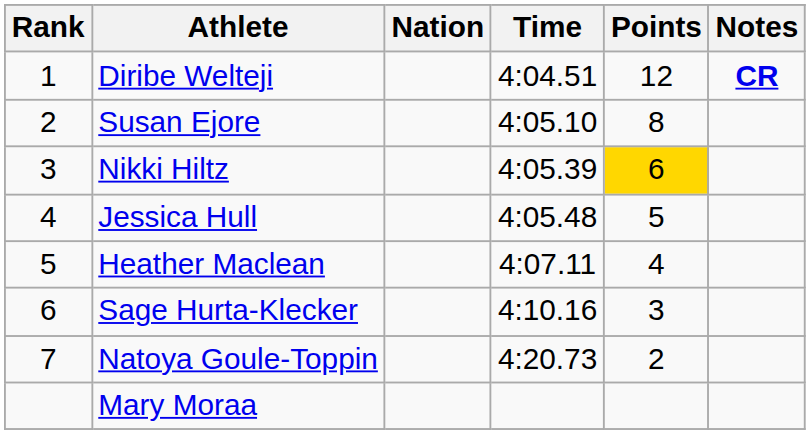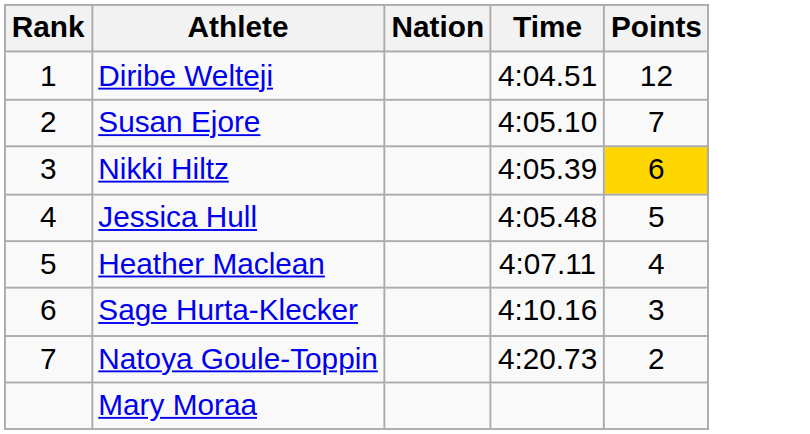- column: (757, 28)
(656, 122) 8 -> (656, 122) 7
